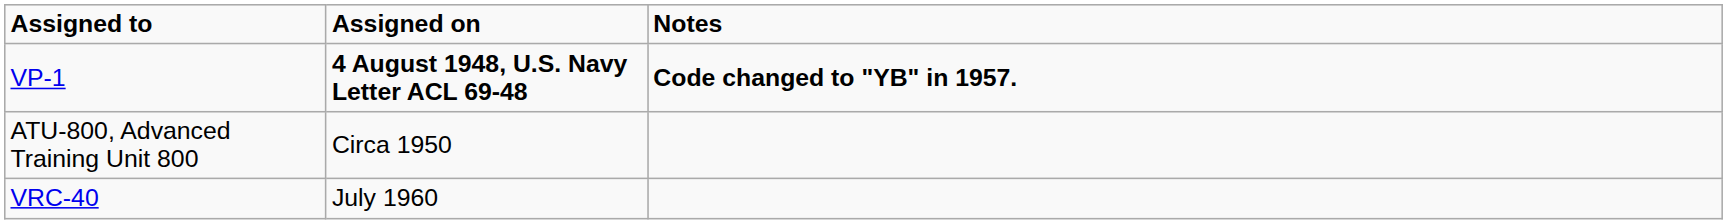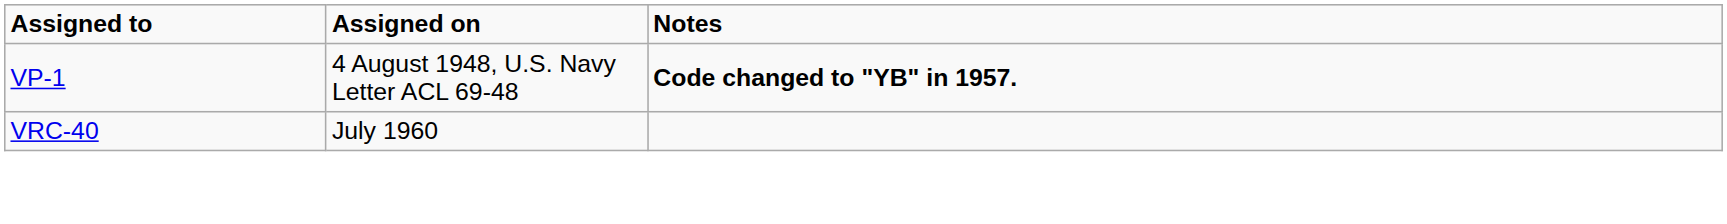(480, 77) bold -> (474, 77) normal
- row: (121, 144)
